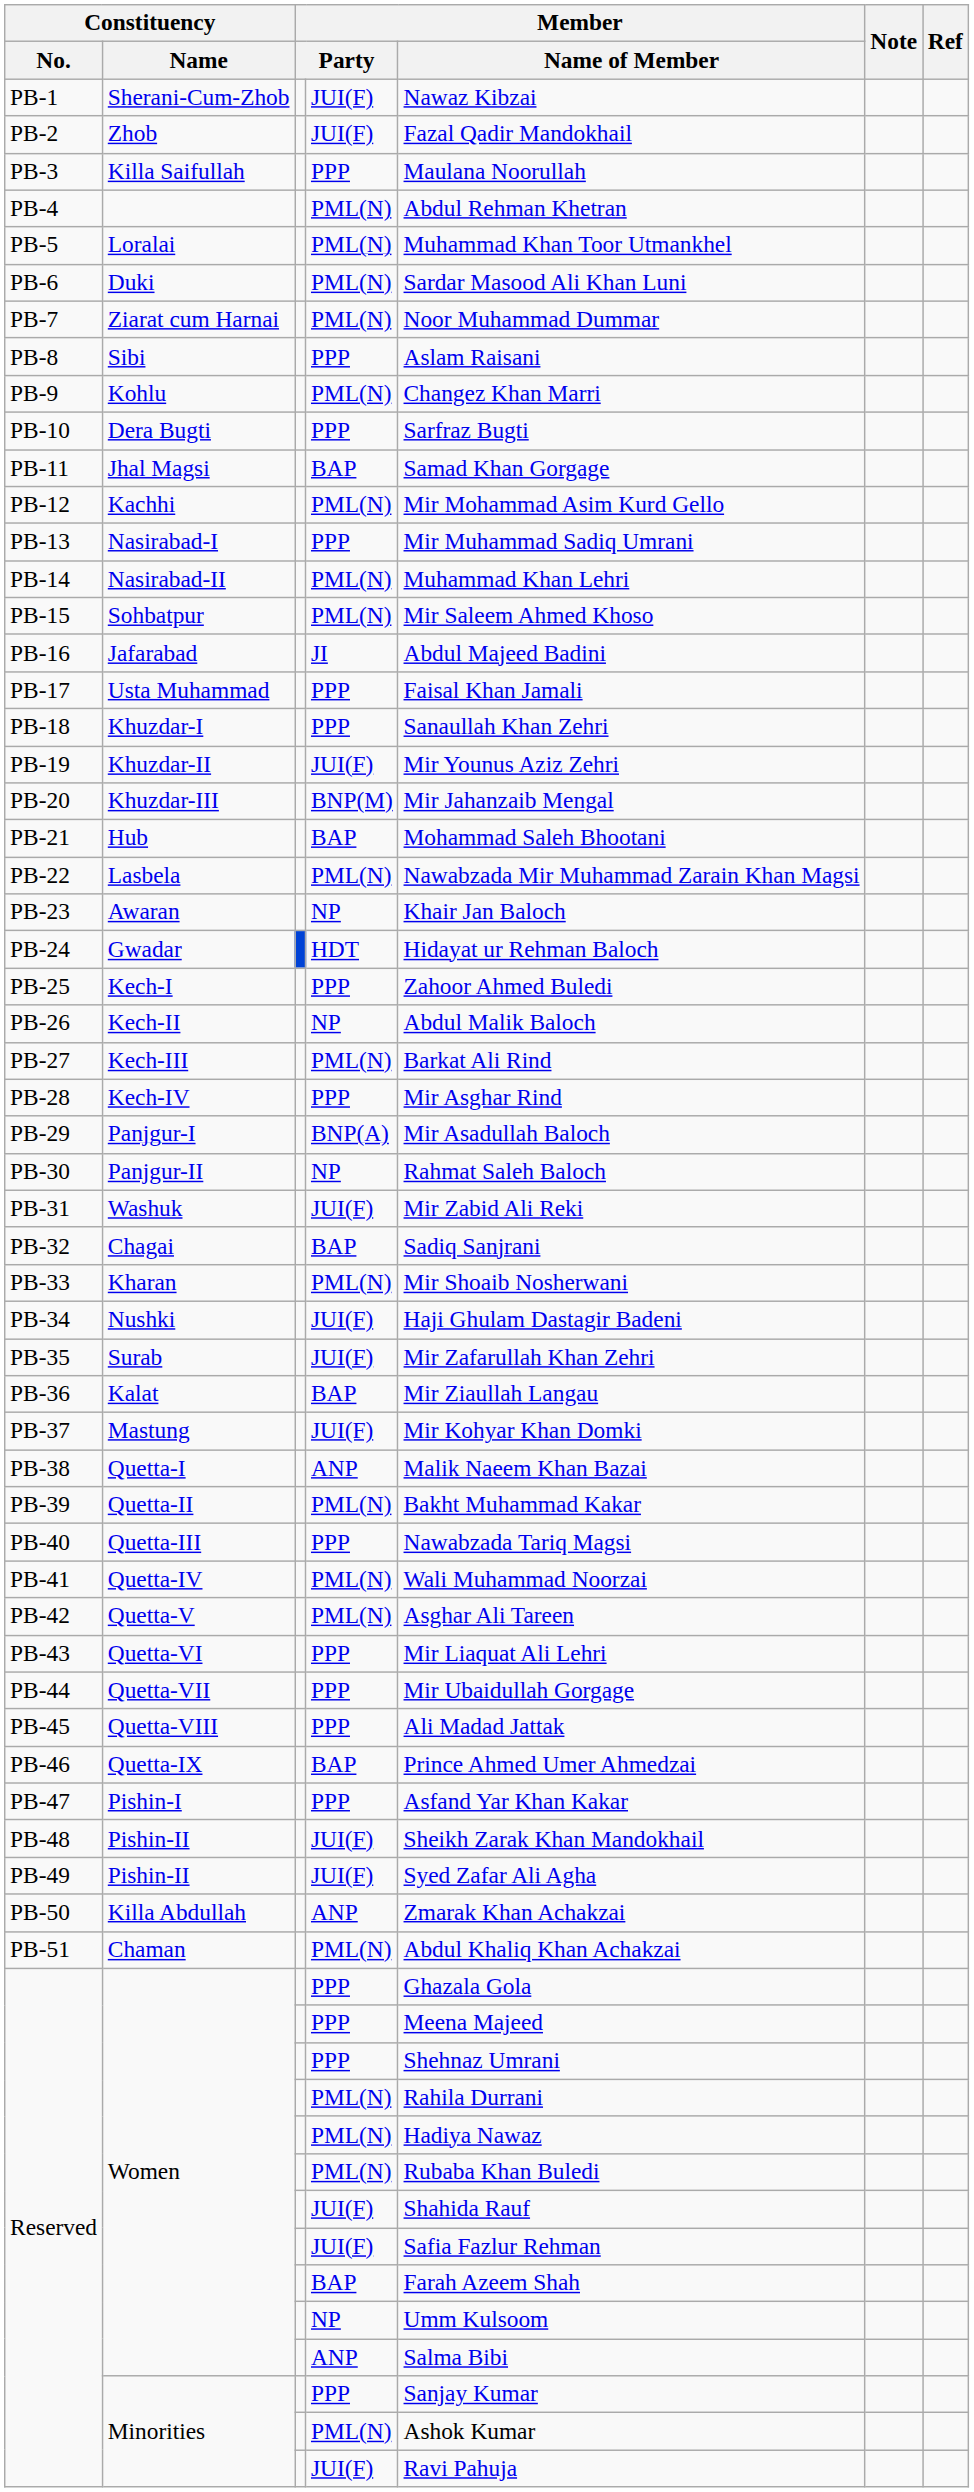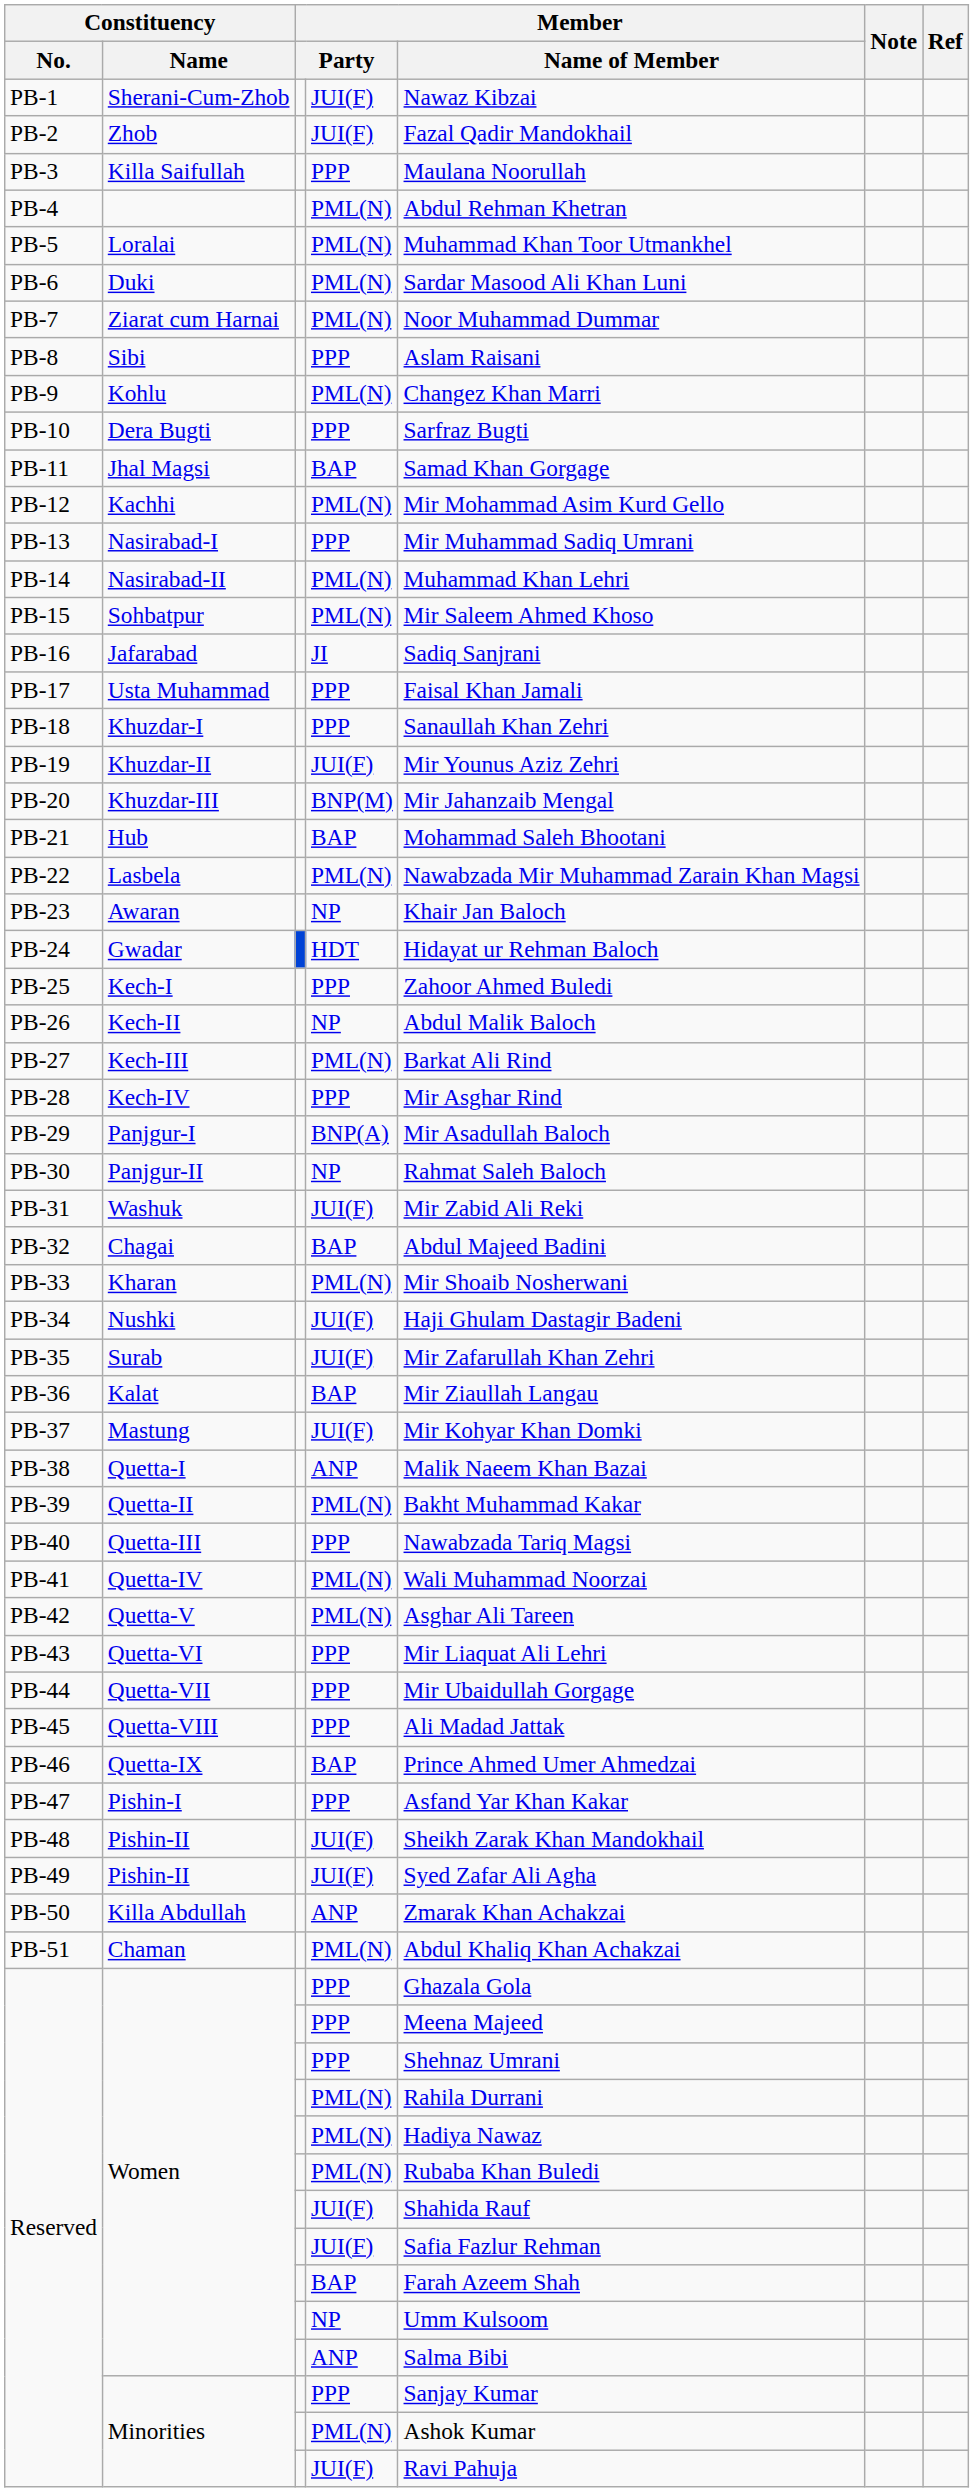(505, 652) Abdul Majeed Badini -> (472, 652) Sadiq Sanjrani
(472, 1245) Sadiq Sanjrani -> (505, 1245) Abdul Majeed Badini
